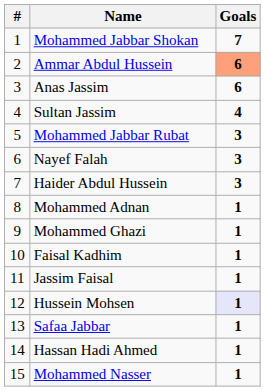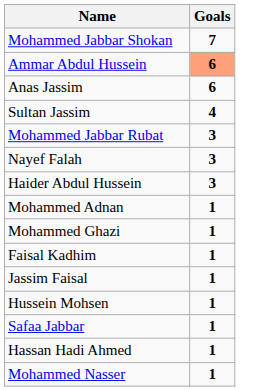- column: (17, 16)
(238, 302) lavender background -> (212, 302) no background
